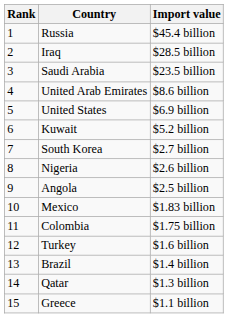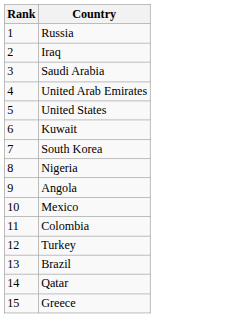- column: (187, 14)
